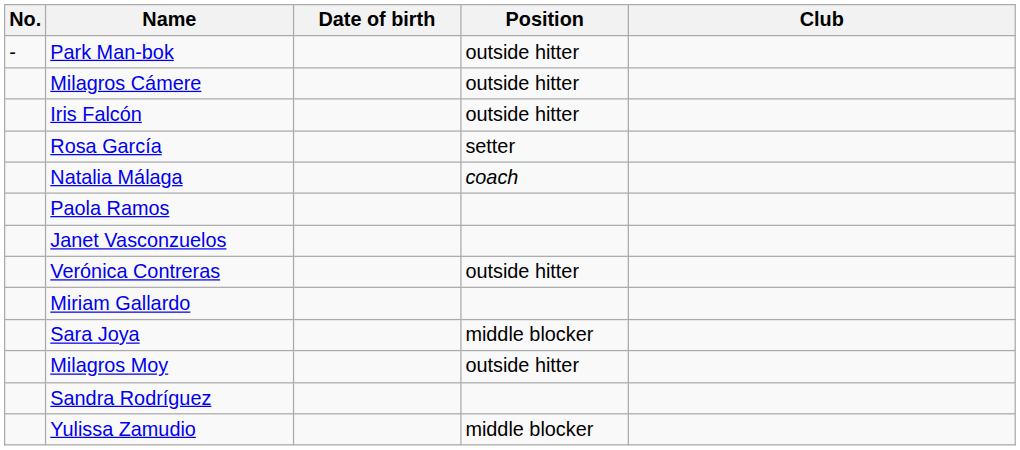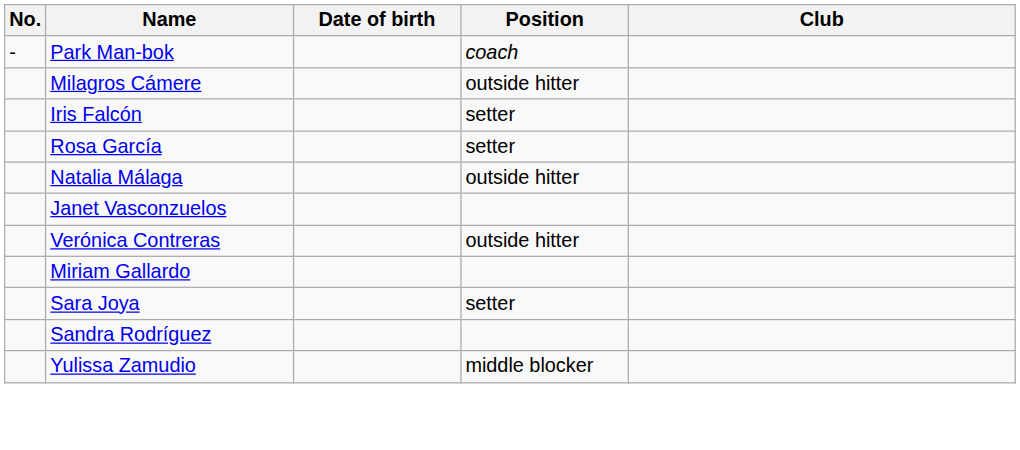(522, 51) outside hitter -> (492, 51) coach
(522, 114) outside hitter -> (490, 114) setter
(492, 177) coach -> (522, 177) outside hitter
- row: (110, 209)
(529, 334) middle blocker -> (490, 303) setter
- row: (109, 366)
